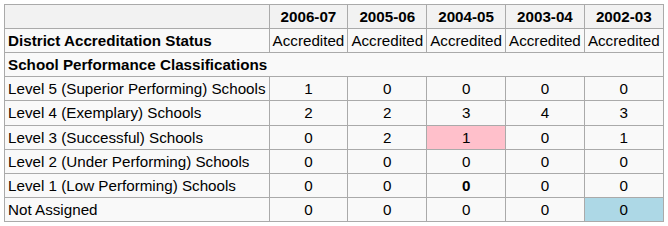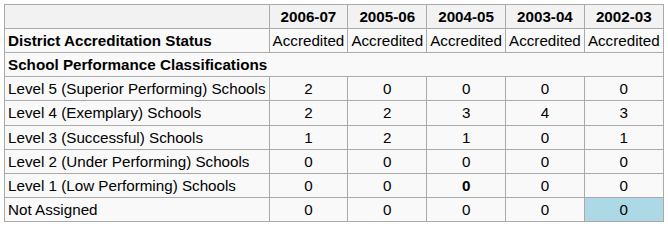(308, 89) 1 -> (308, 89) 2
(308, 137) 0 -> (308, 137) 1
(466, 137) pink background -> (466, 137) no background
